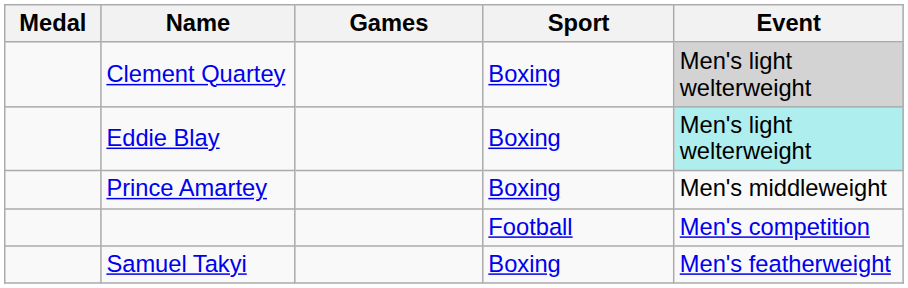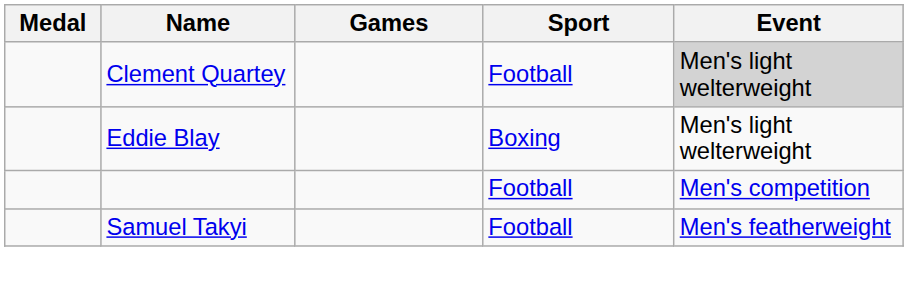(525, 74) Boxing -> (530, 74) Football
(746, 138) paleturquoise background -> (746, 138) no background
- row: (187, 189)
(525, 264) Boxing -> (530, 226) Football
